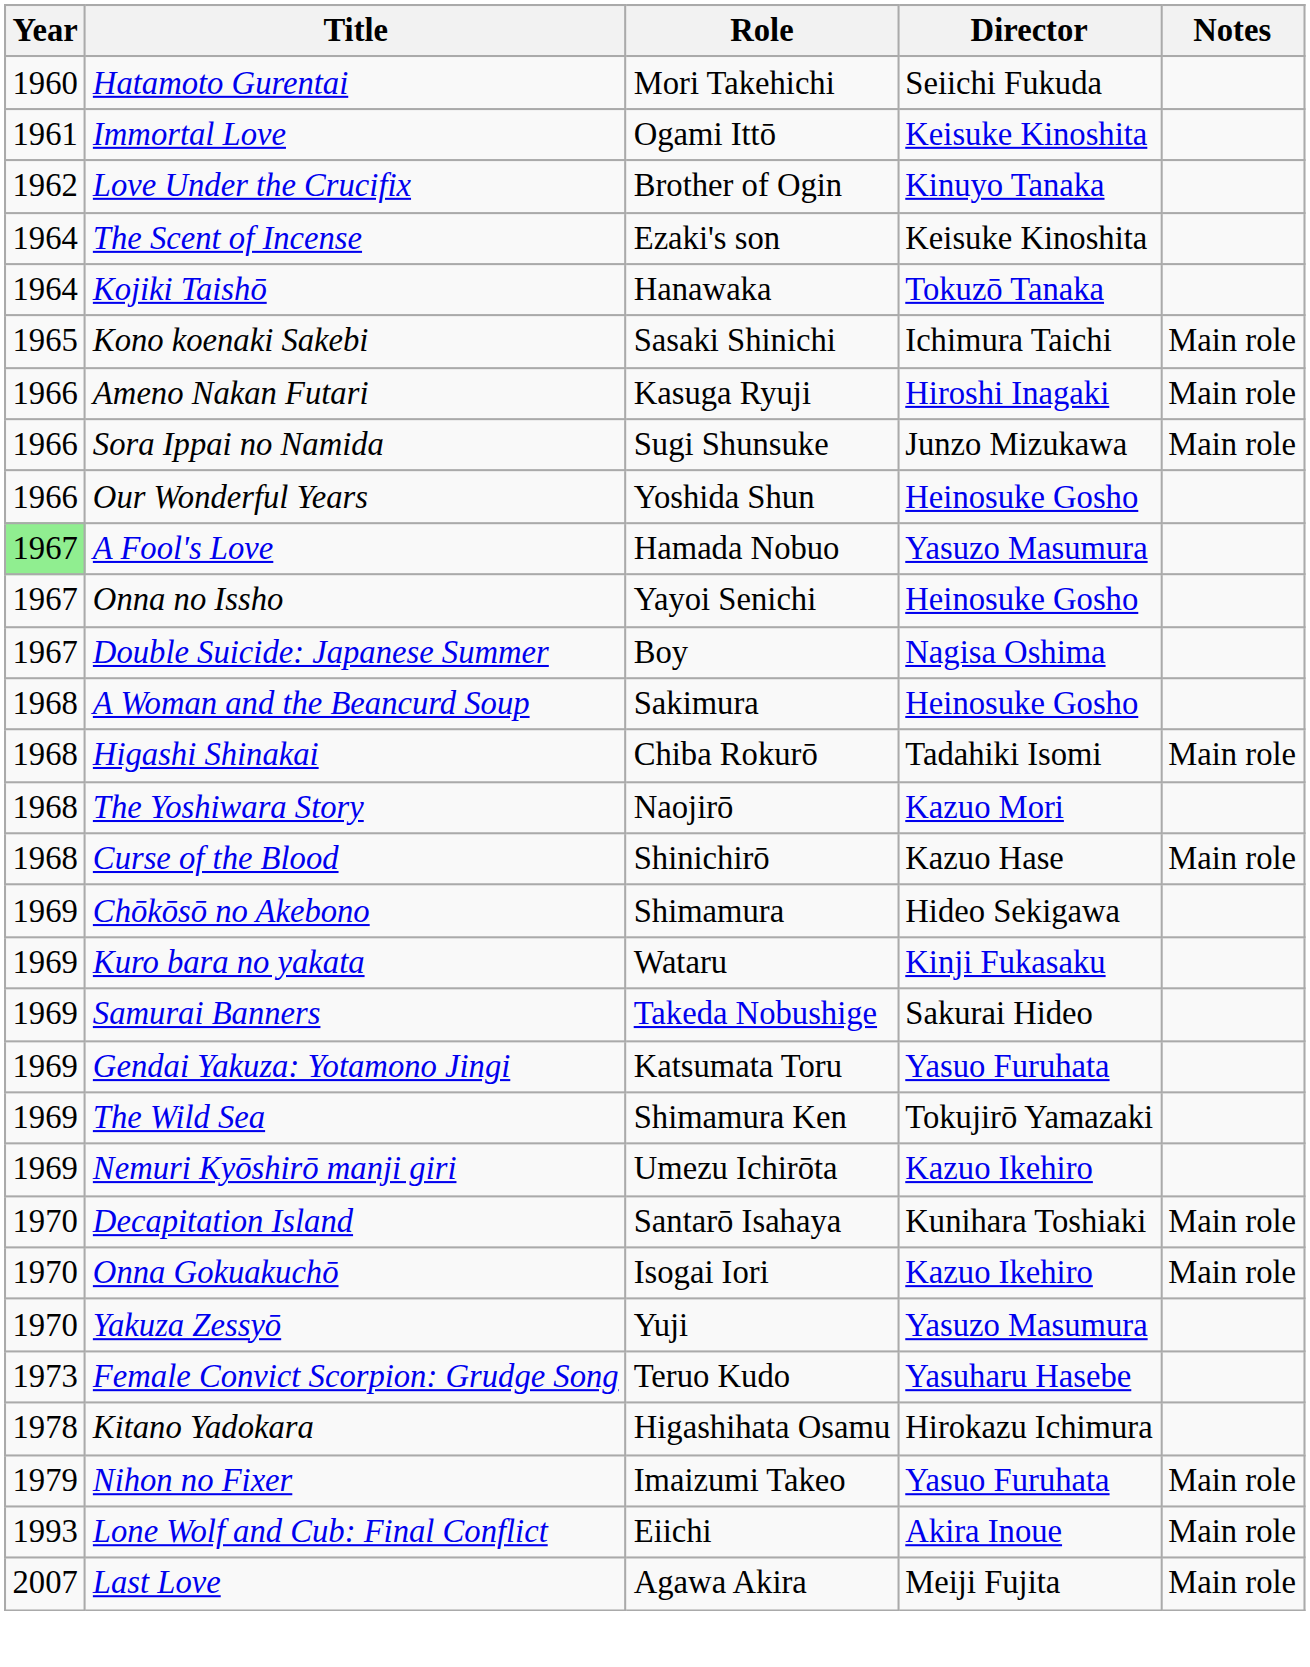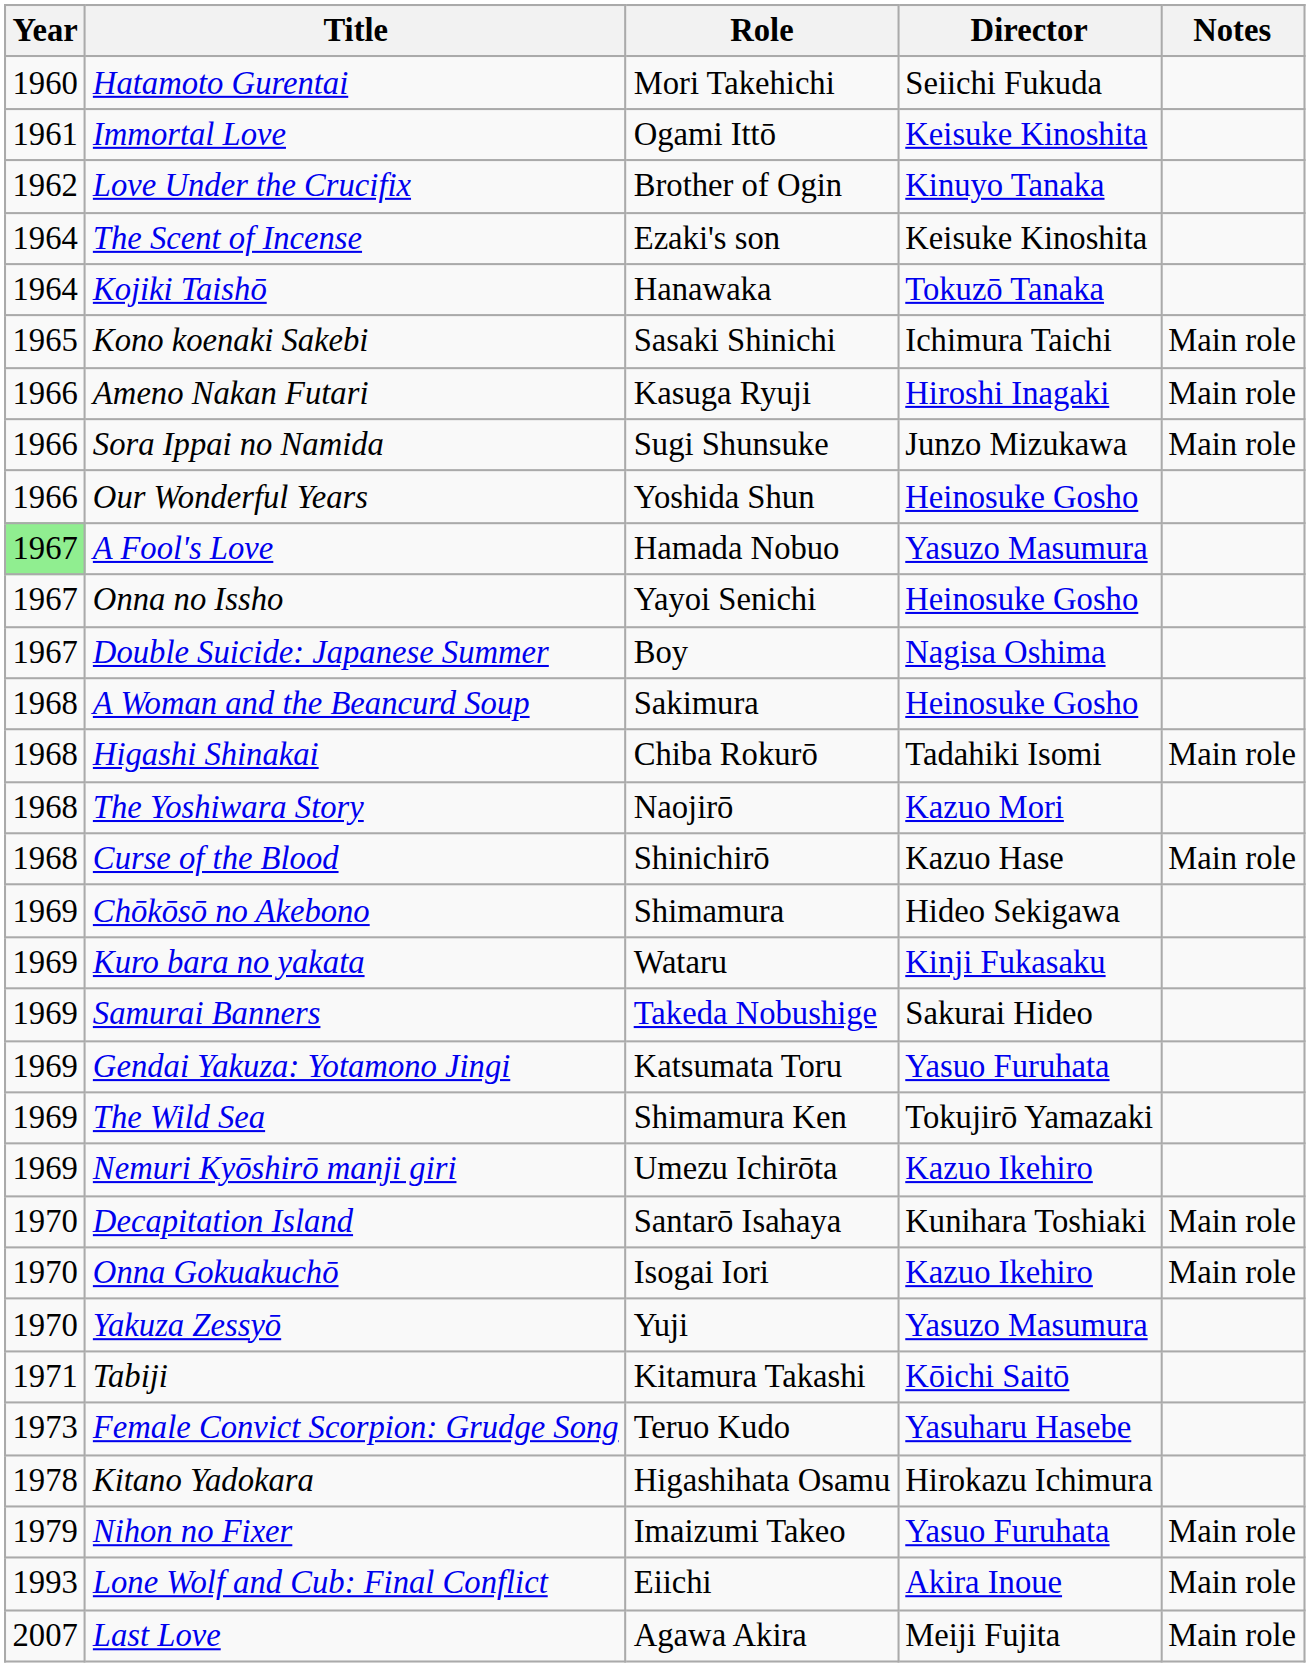+ row: (130, 1376)
